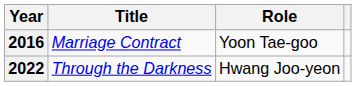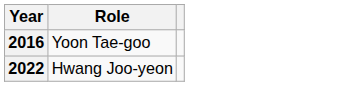- column: (132, 17)
